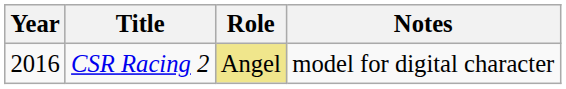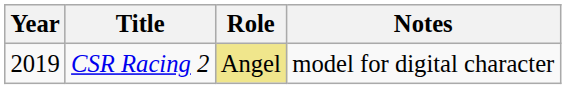(35, 63) 2016 -> (35, 63) 2019
